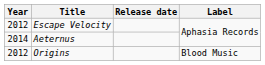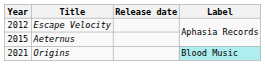(18, 39) 2014 -> (18, 39) 2015
(18, 53) 2012 -> (18, 53) 2021
(210, 53) no background -> (210, 53) paleturquoise background
